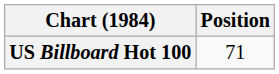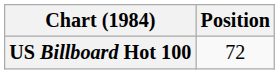(235, 52) 71 -> (235, 52) 72
